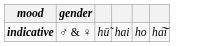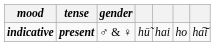+ column: (77, 13)
